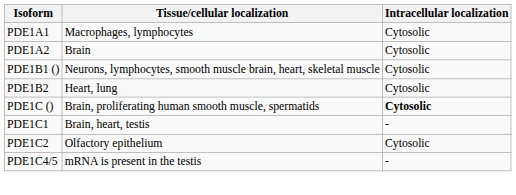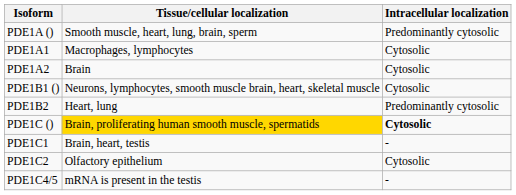+ row: (30, 32)
(407, 87) Cytosolic -> (442, 106) Predominantly cytosolic
(192, 106) no background -> (192, 124) gold background
